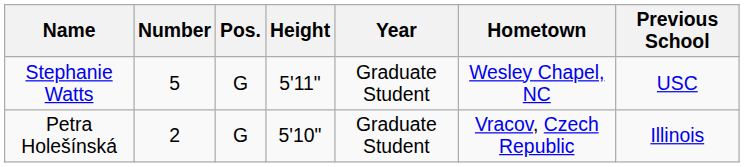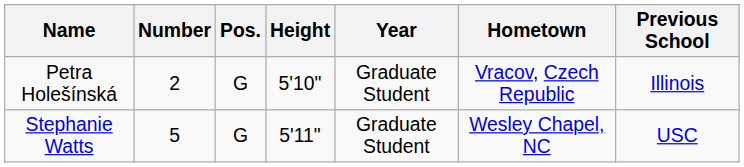rows swapped: (69, 135) <-> (69, 83)
